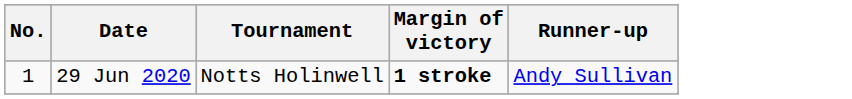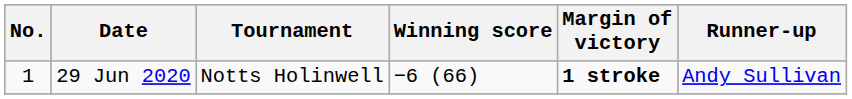+ column: (473, 33)
